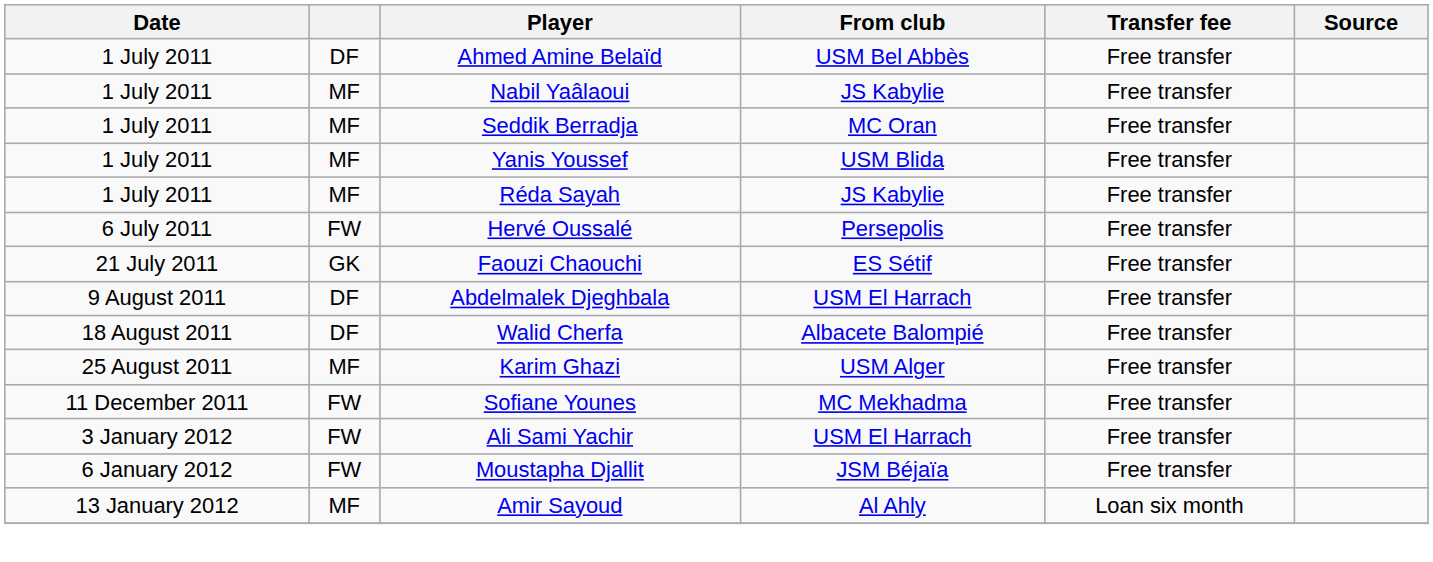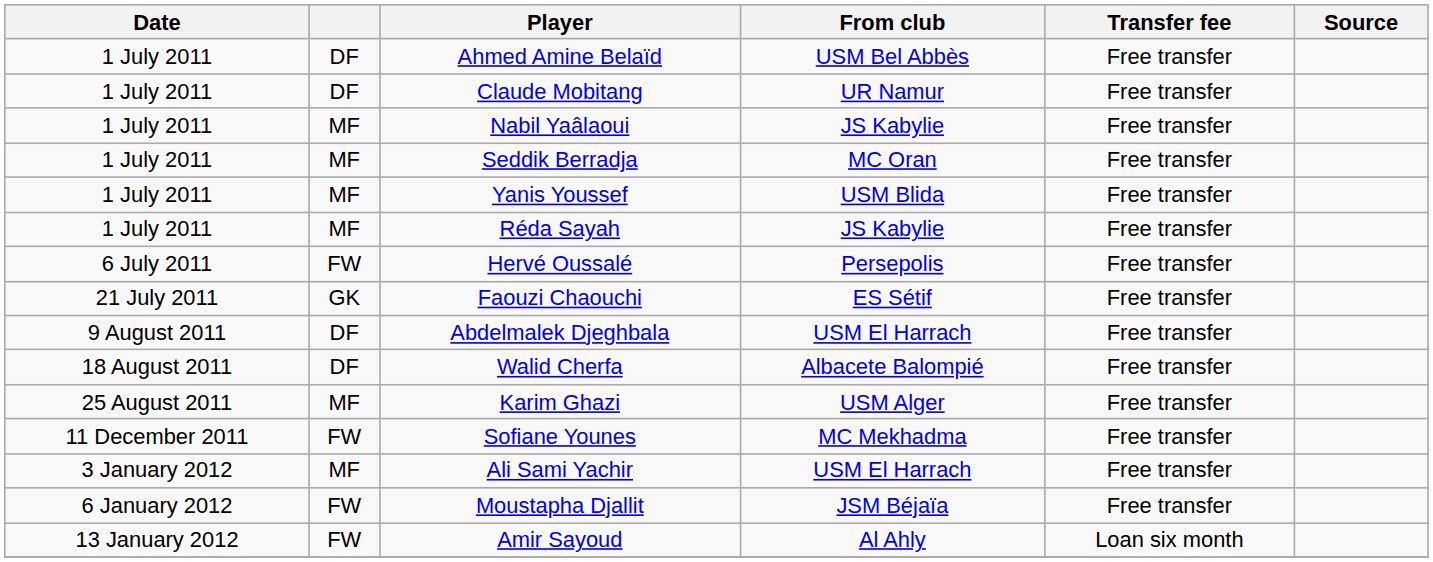+ row: (560, 91)
(344, 436) FW -> (344, 470) MF
(344, 505) MF -> (344, 539) FW
